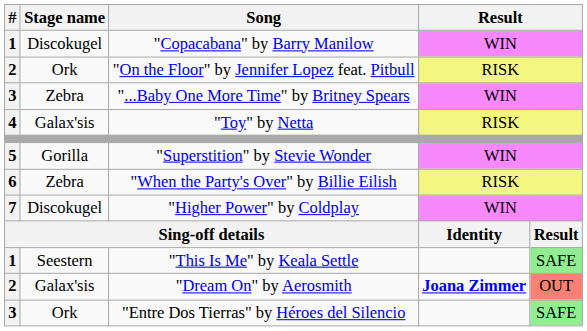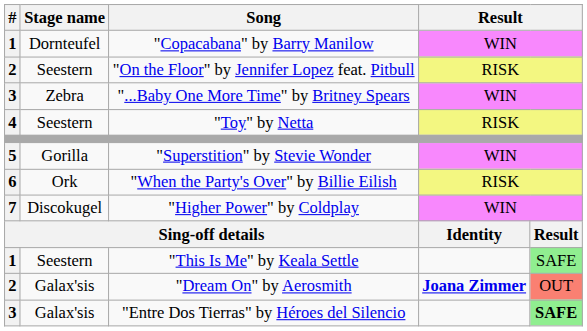(65, 43) Discokugel -> (65, 43) Dornteufel
(65, 69) Ork -> (65, 69) Seestern
(65, 122) Galax'sis -> (65, 122) Seestern
(65, 181) Zebra -> (65, 181) Ork
(65, 312) Ork -> (65, 312) Galax'sis
(556, 312) normal -> (556, 312) bold
